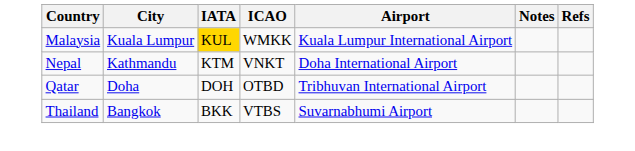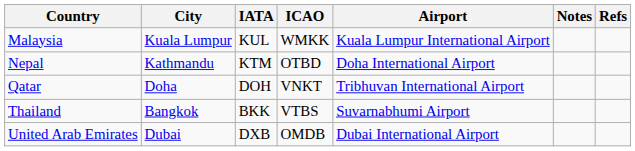(216, 39) gold background -> (254, 39) no background
(264, 63) VNKT -> (301, 63) OTBD
(263, 87) OTBD -> (301, 87) VNKT
+ row: (73, 134)
